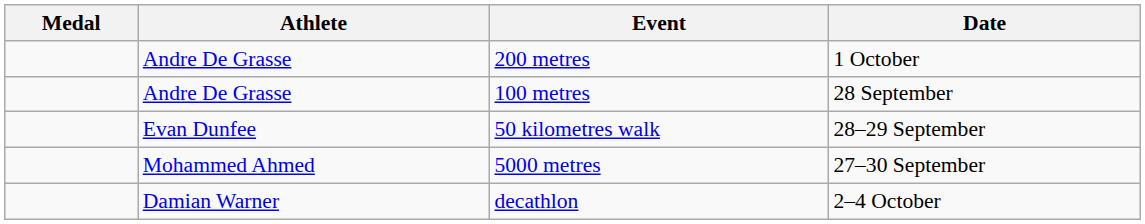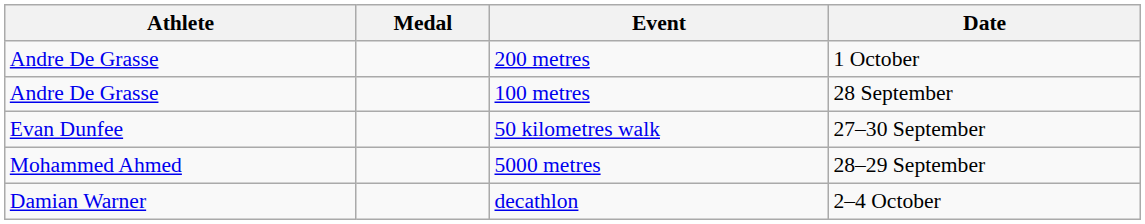columns swapped: (71, 22) <-> (314, 22)
(909, 129) 28–29 September -> (909, 129) 27–30 September
(909, 165) 27–30 September -> (909, 165) 28–29 September
